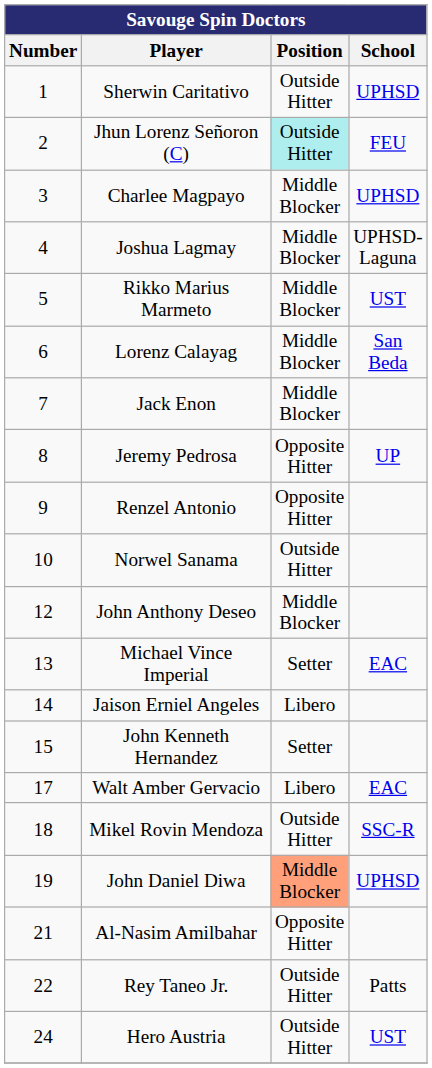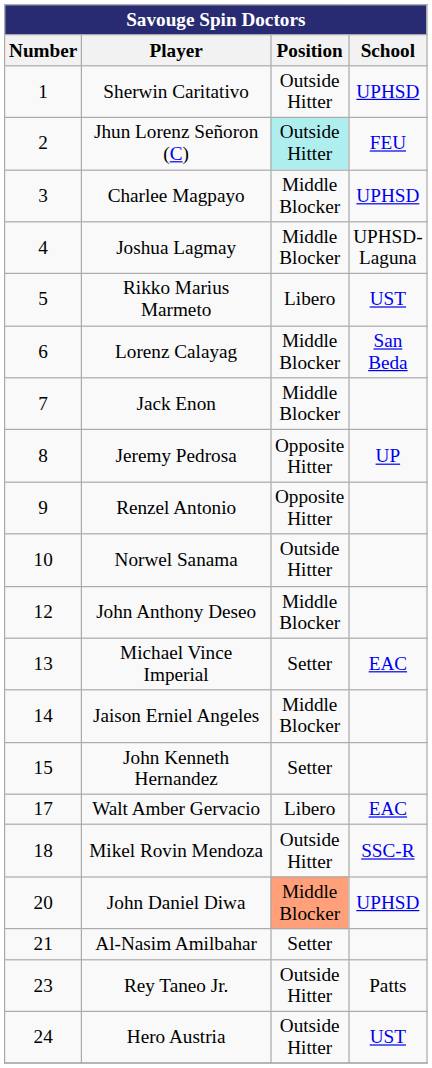(310, 299) Middle Blocker -> (310, 299) Libero
(310, 705) Libero -> (310, 716) Middle Blocker
(43, 881) 19 -> (43, 902) 20
(310, 933) Opposite Hitter -> (310, 943) Setter
(43, 985) 22 -> (43, 985) 23
